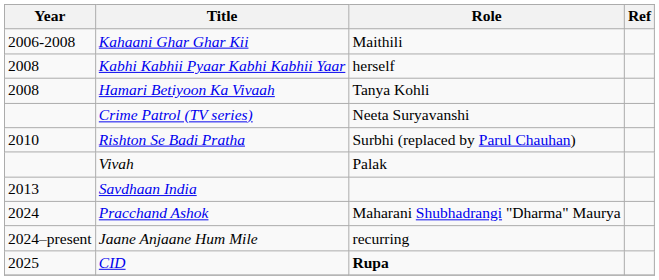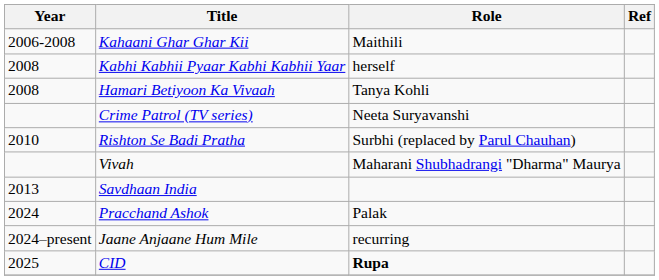(370, 164) Palak -> (487, 164) Maharani Shubhadrangi "Dharma" Maurya
(487, 213) Maharani Shubhadrangi "Dharma" Maurya -> (370, 213) Palak
